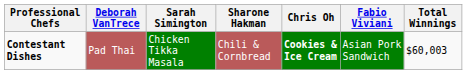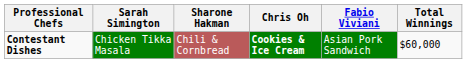- column: (116, 18)
(427, 51) $60,003 -> (420, 45) $60,000
